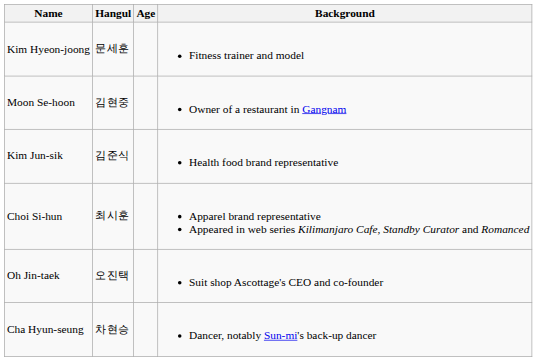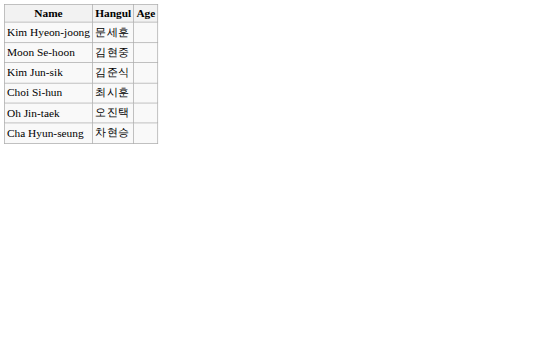- column: (345, 13)
